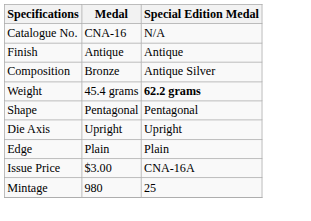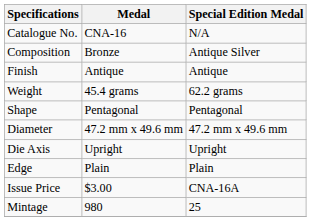rows swapped: (39, 71) <-> (22, 52)
(172, 91) bold -> (216, 91) normal
+ row: (30, 129)
